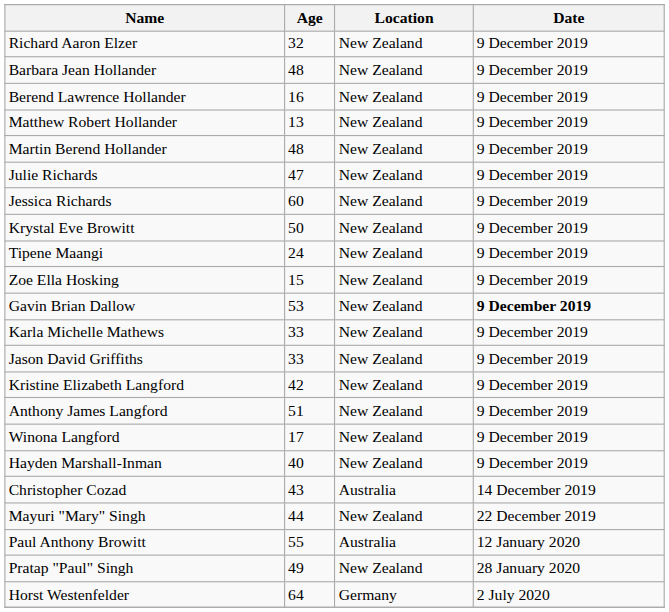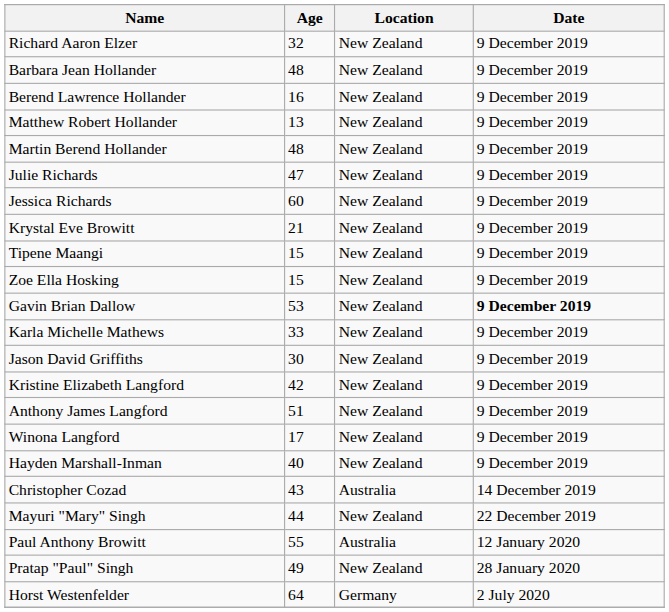(296, 227) 50 -> (296, 227) 21
(296, 253) 24 -> (296, 253) 15
(296, 358) 33 -> (296, 358) 30
